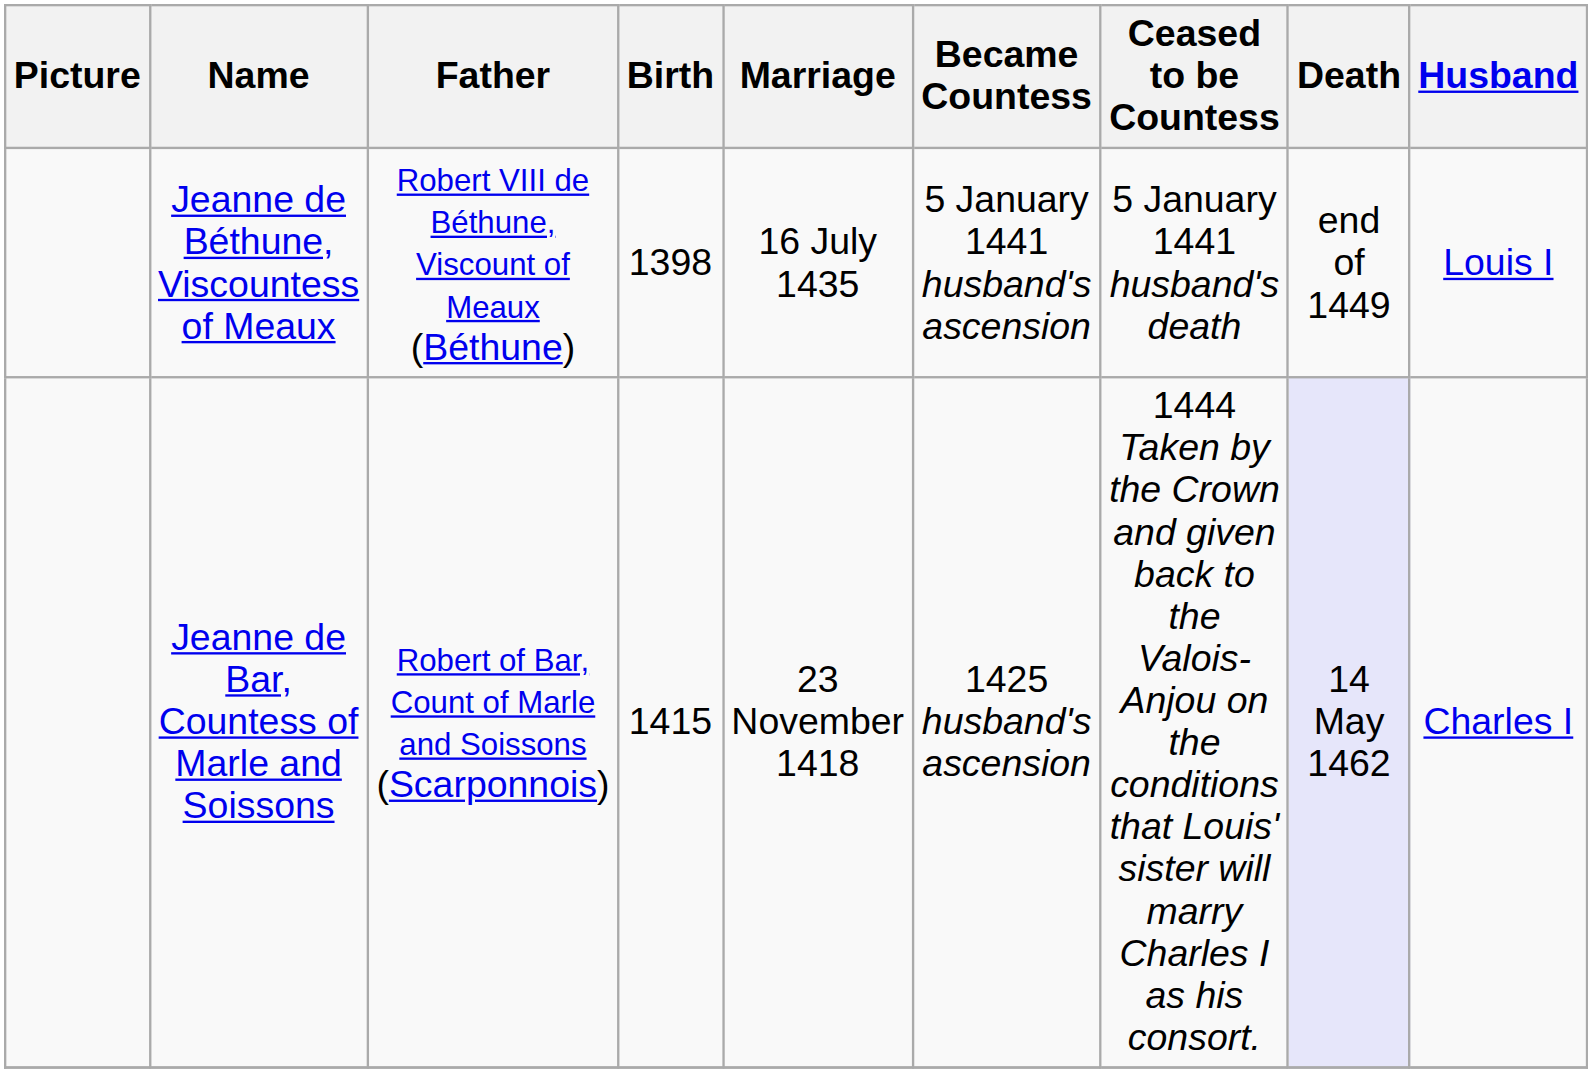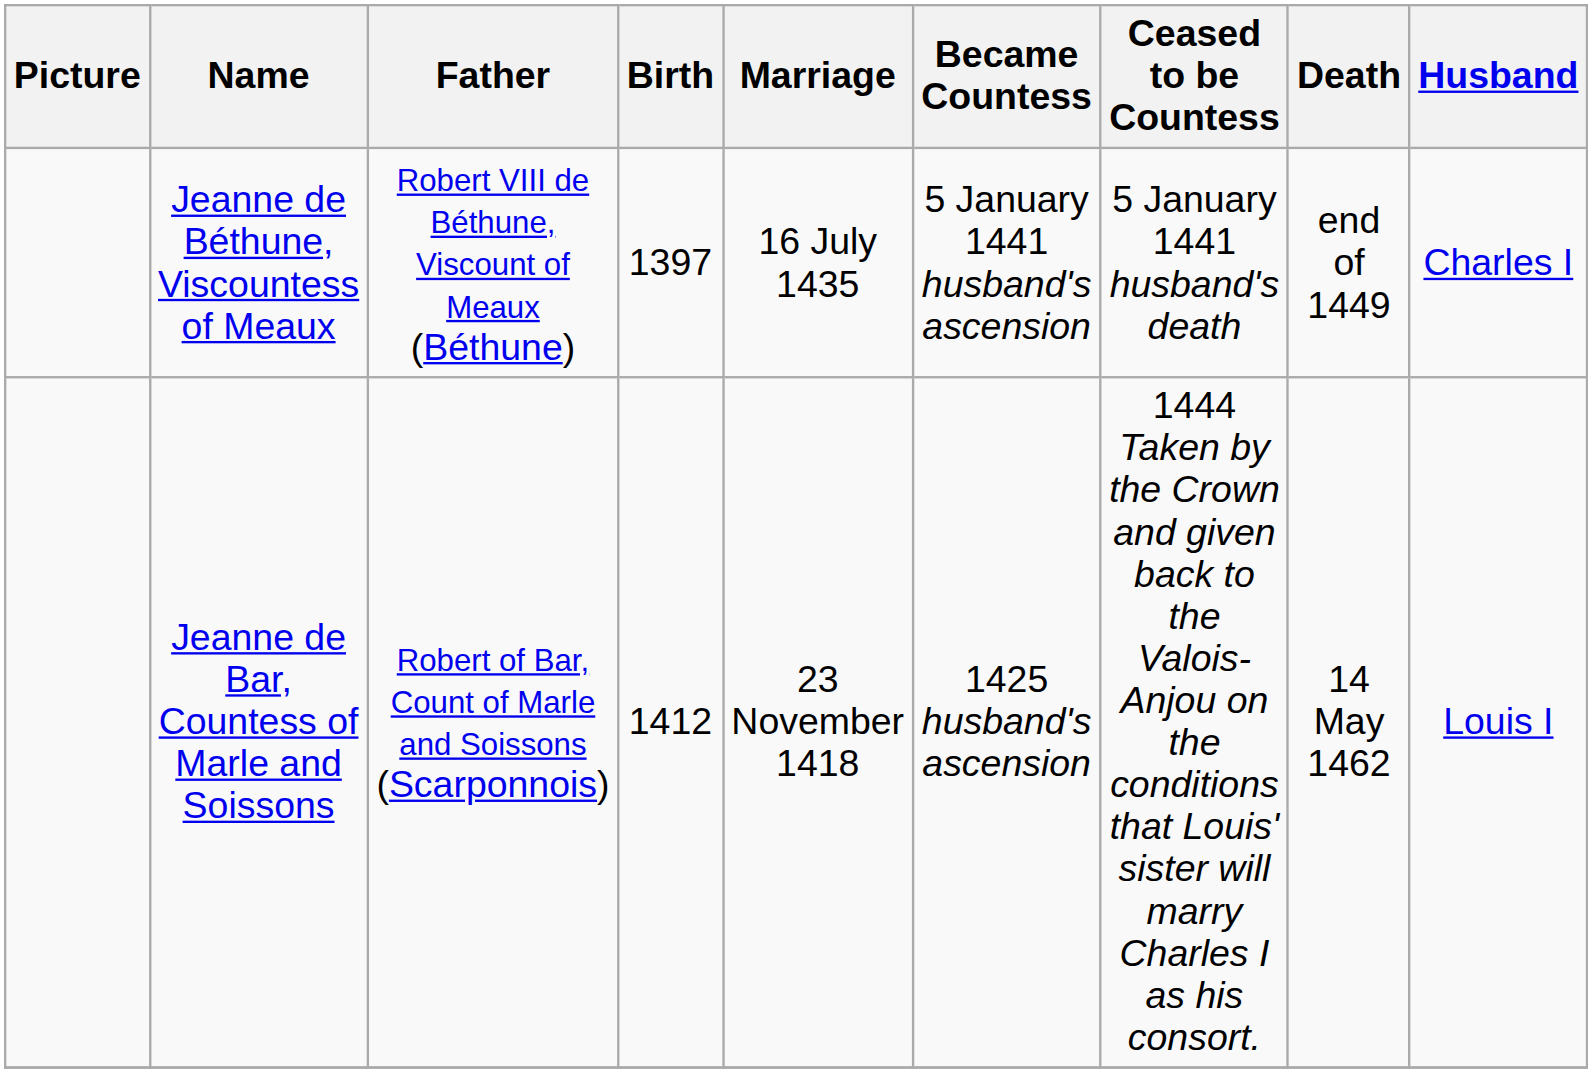(670, 262) 1398 -> (670, 262) 1397
(1498, 262) Louis I -> (1498, 262) Charles I
(670, 721) 1415 -> (670, 721) 1412
(1349, 721) lavender background -> (1349, 721) no background
(1498, 721) Charles I -> (1498, 721) Louis I
